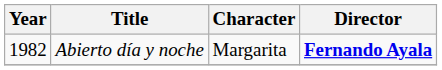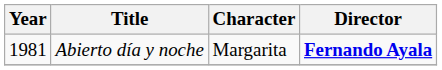(28, 49) 1982 -> (28, 49) 1981
